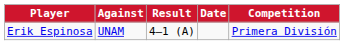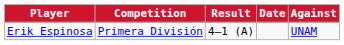columns swapped: (121, 13) <-> (284, 13)
